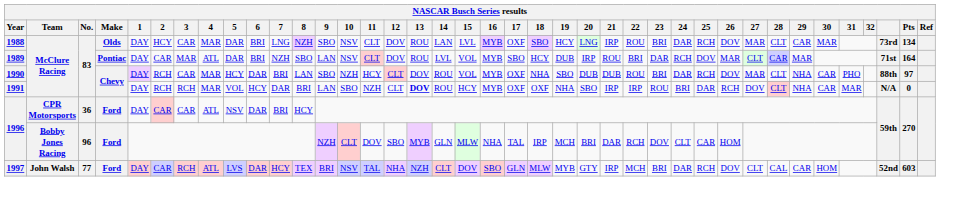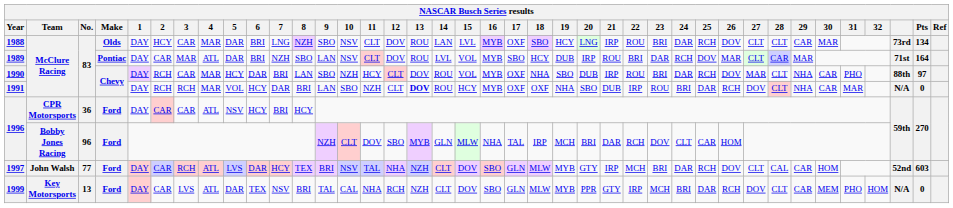(755, 42) MAR -> (756, 42) CLT
(612, 73) DUB -> (612, 73) IRP
(612, 89) IRP -> (612, 89) DUB
(258, 110) DAR -> (258, 110) HCY
+ row: (15, 189)
